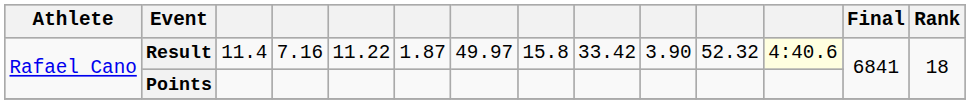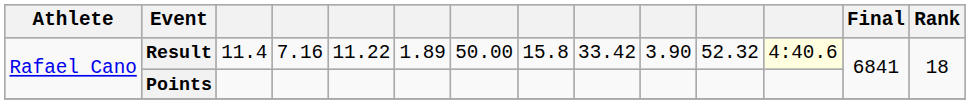(423, 53) 1.87 -> (423, 53) 1.89
(484, 53) 49.97 -> (484, 53) 50.00
